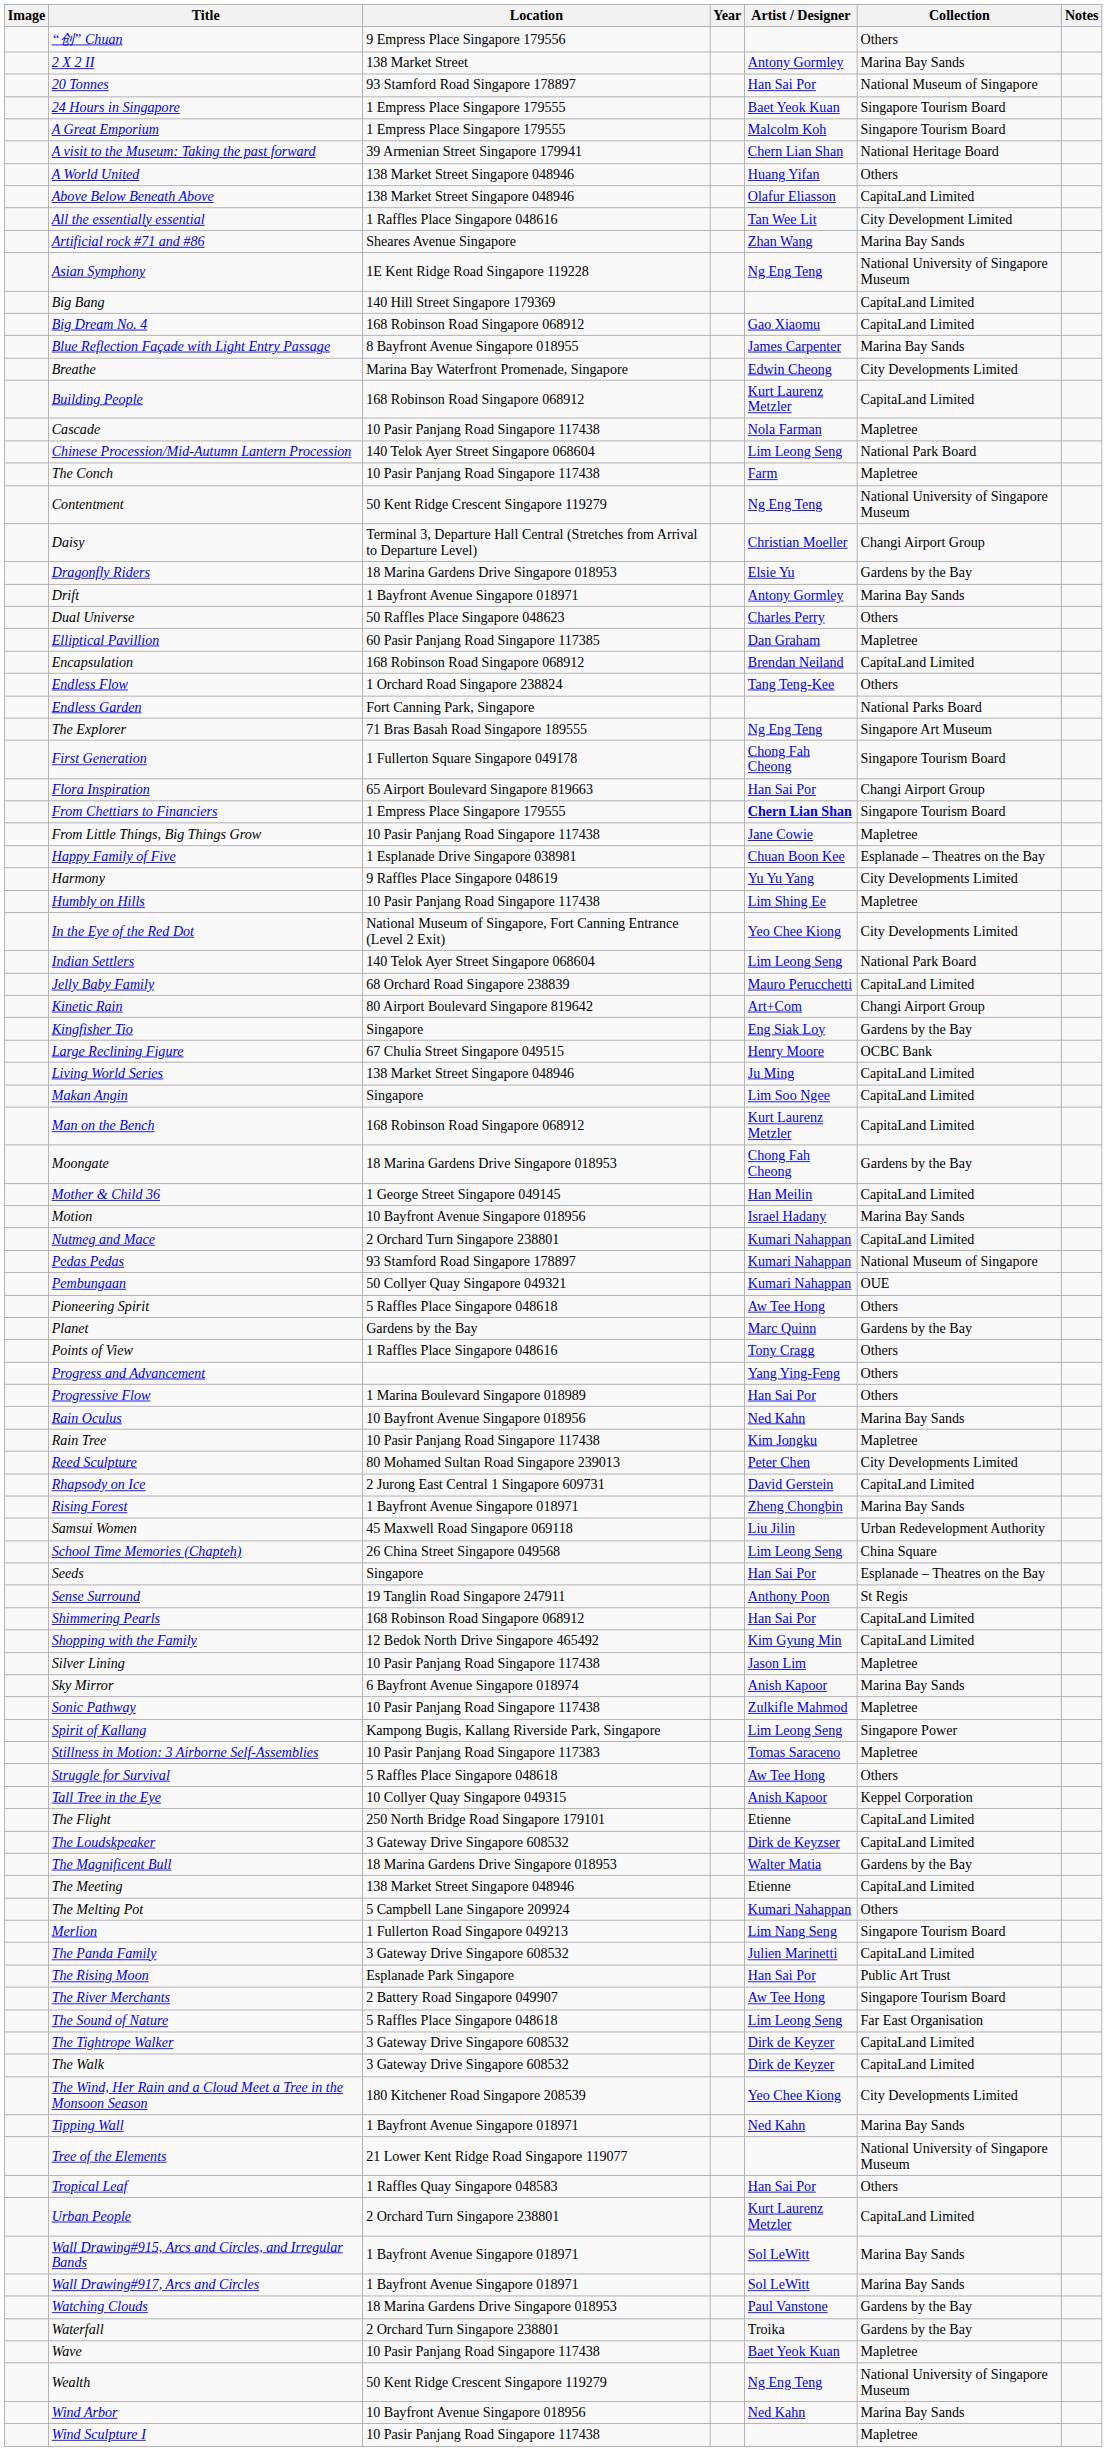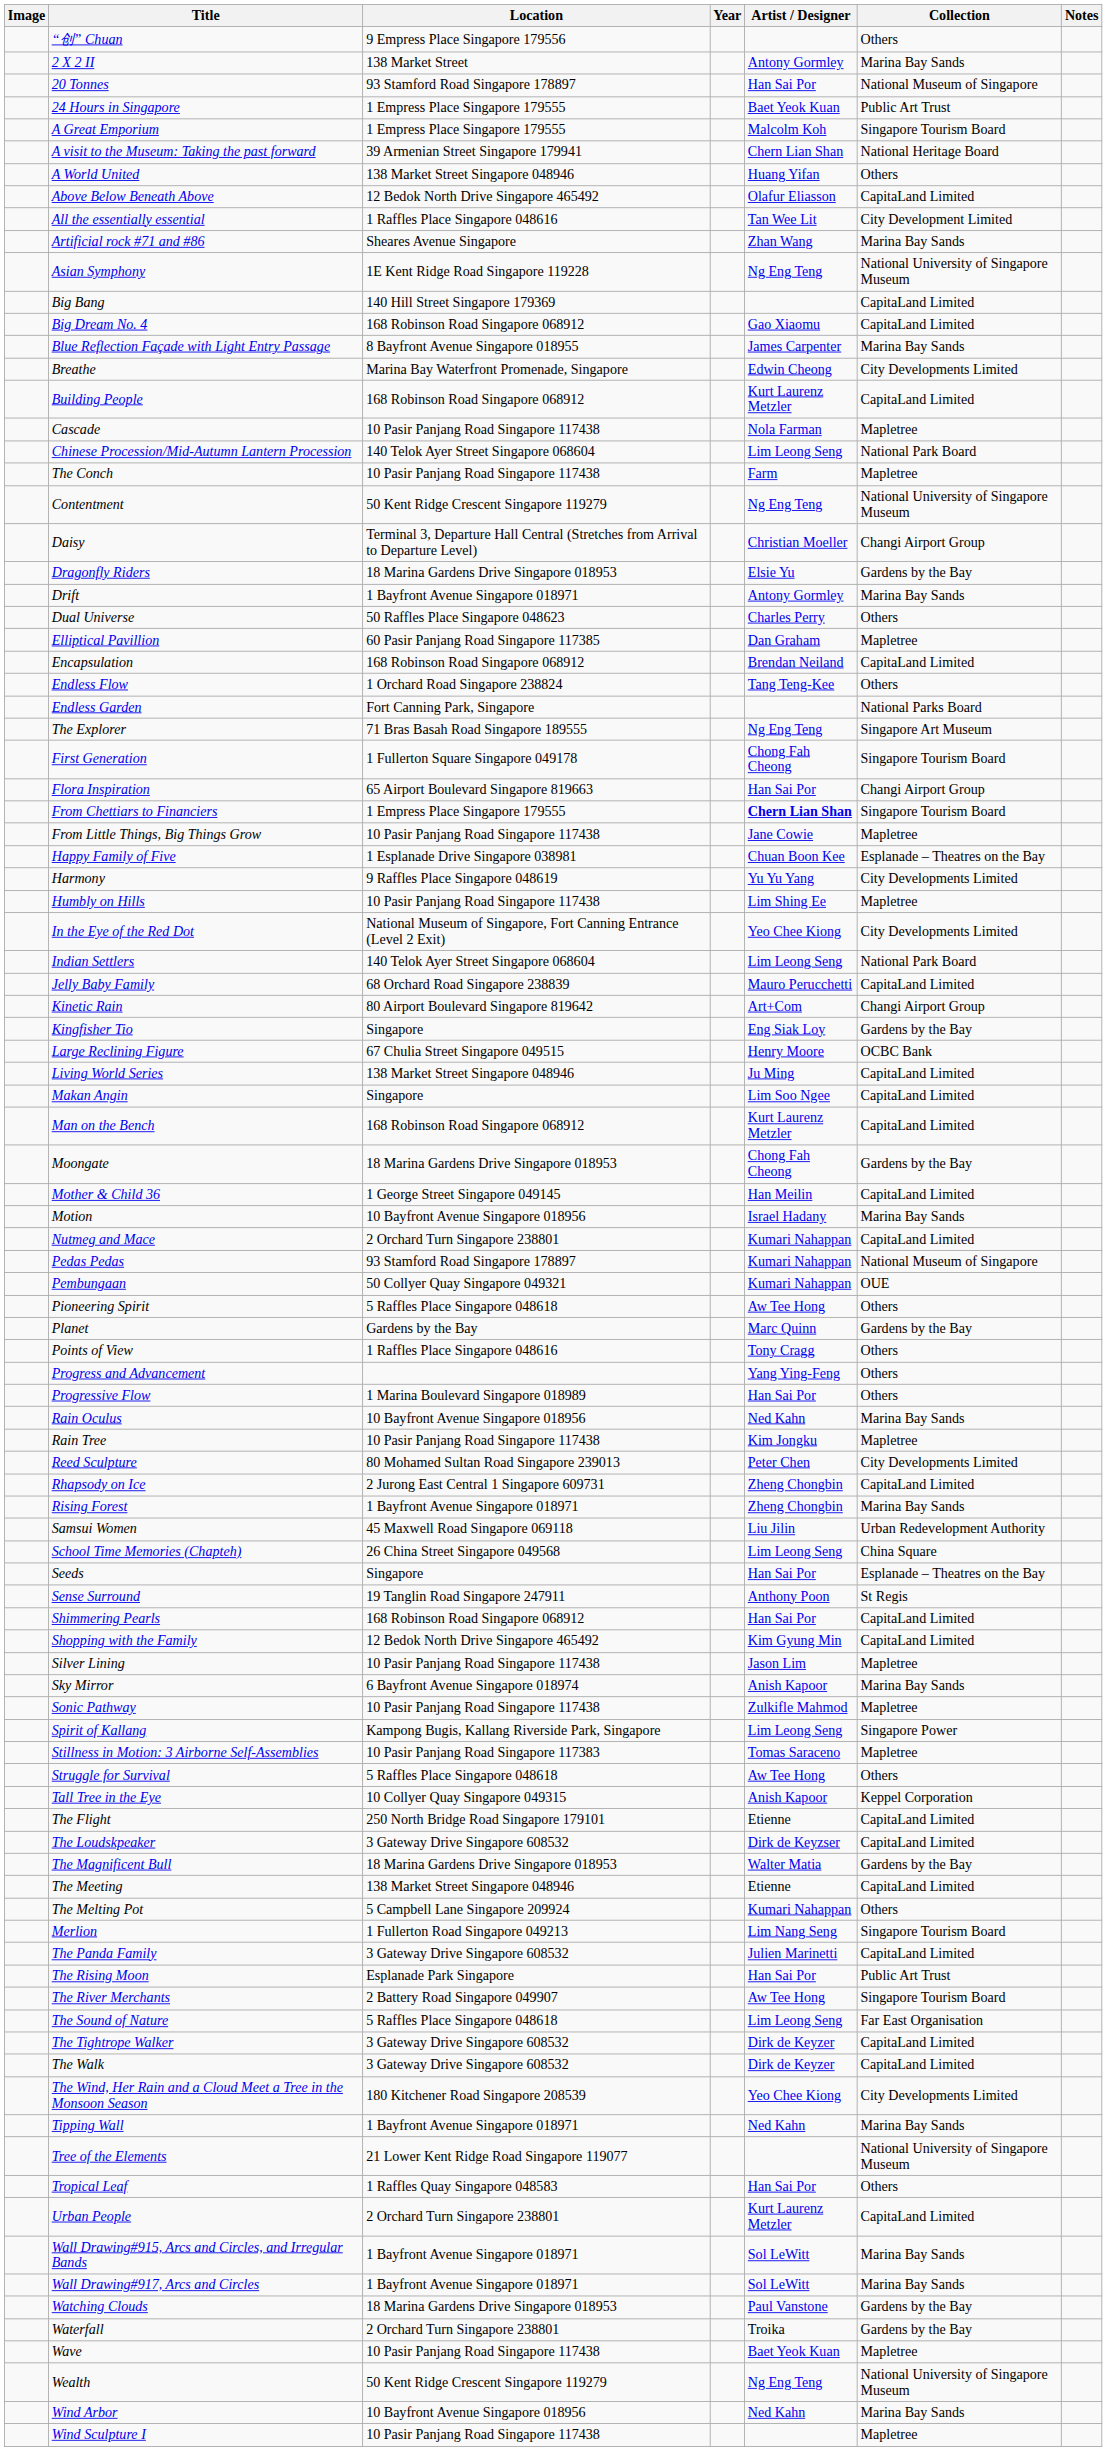(933, 107) Singapore Tourism Board -> (905, 107) Public Art Trust
(470, 196) 138 Market Street Singapore 048946 -> (482, 196) 12 Bedok North Drive Singapore 465492
(791, 1484) David Gerstein -> (795, 1484) Zheng Chongbin
